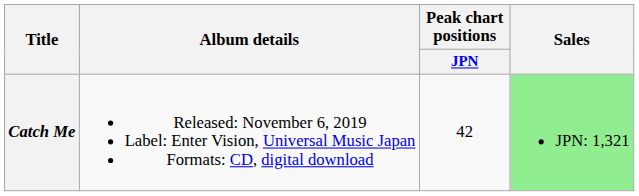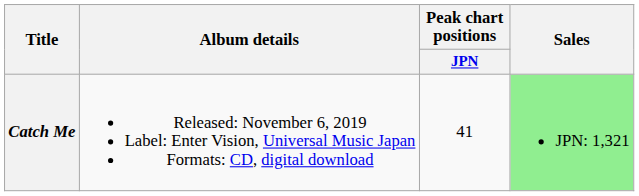(465, 132) 42 -> (465, 132) 41
